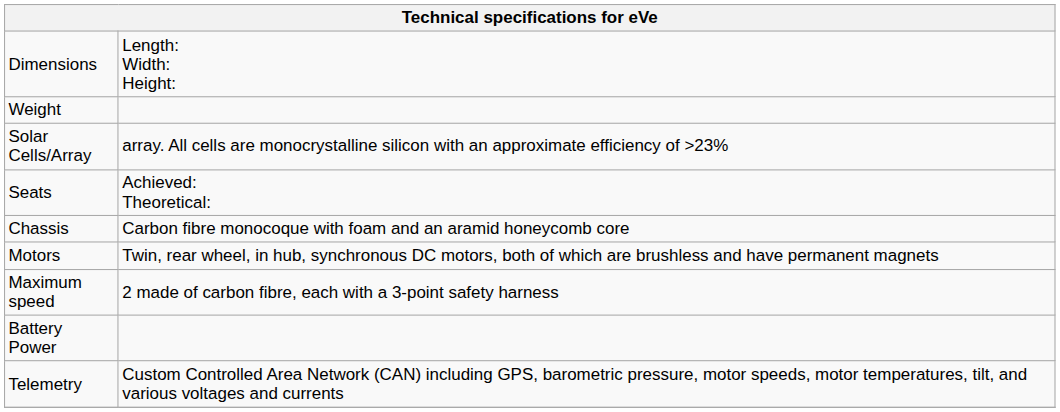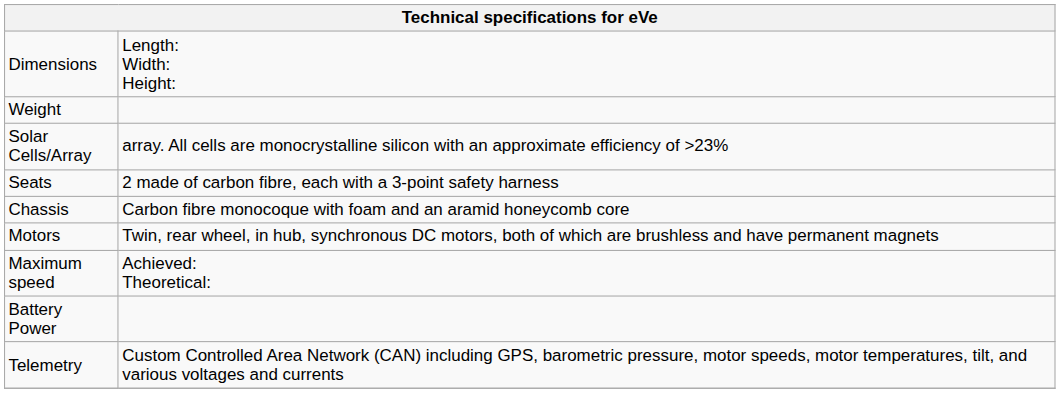(167, 192) Achieved: Theoretical: -> (341, 182) 2 made of carbon fibre, each with a 3-point safety harness
(341, 292) 2 made of carbon fibre, each with a 3-point safety harness -> (167, 273) Achieved: Theoretical:
